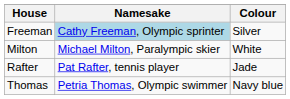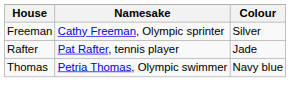(141, 31) lightblue background -> (141, 31) no background
- row: (22, 49)
